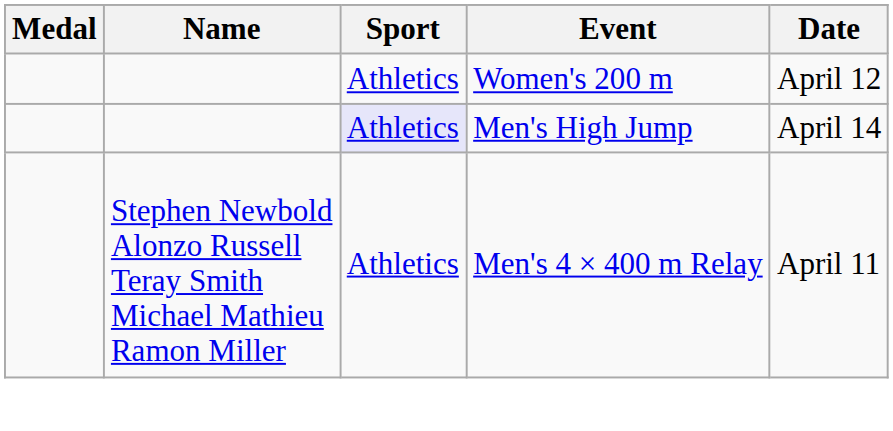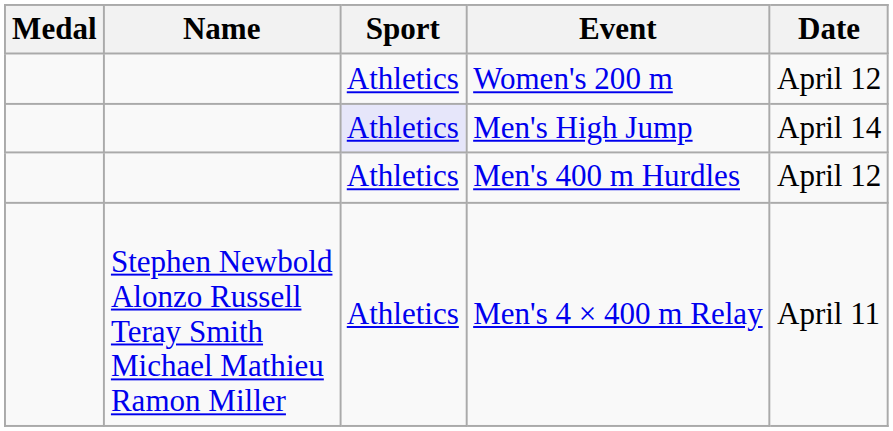+ row: (607, 176)
